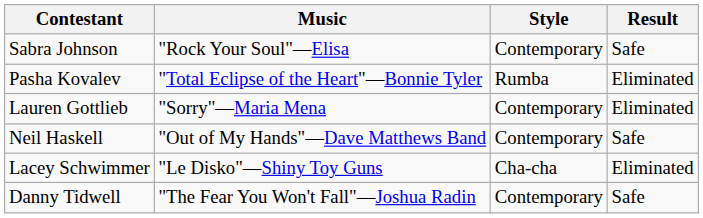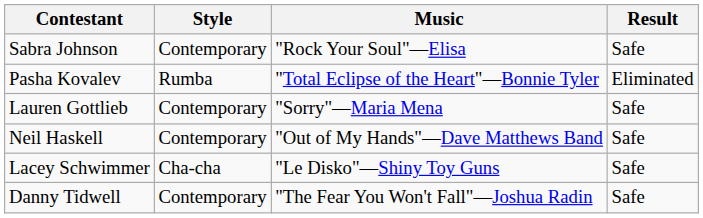columns swapped: (549, 19) <-> (322, 19)
(653, 108) Eliminated -> (628, 108) Safe
(653, 167) Eliminated -> (628, 167) Safe
